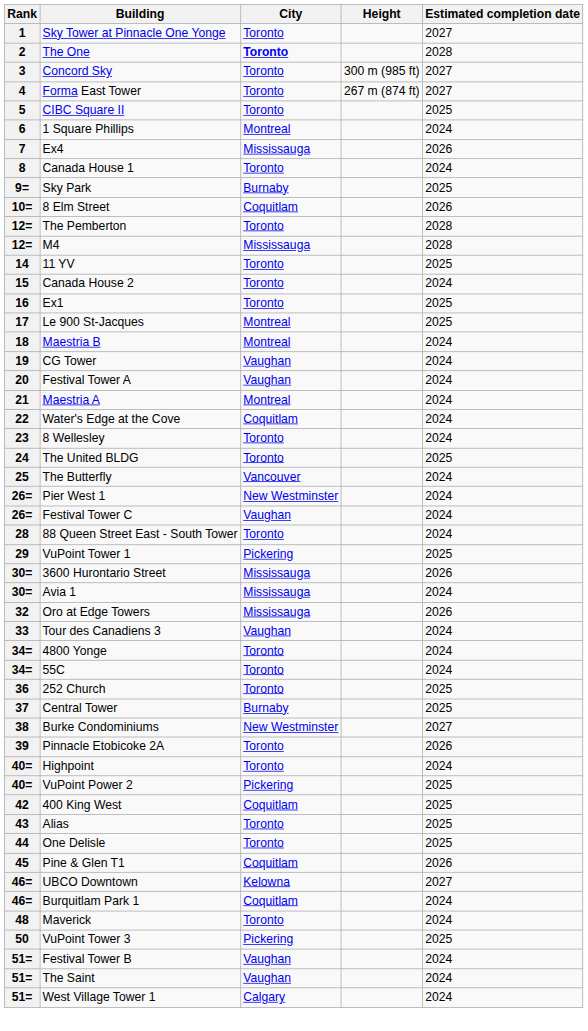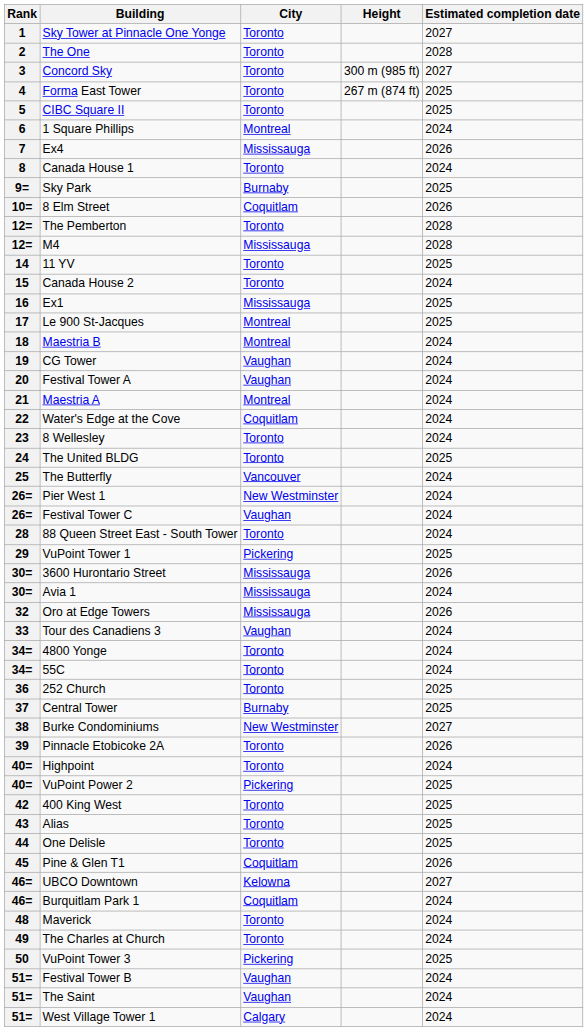(266, 52) bold -> (264, 52) normal
(439, 91) 2027 -> (439, 91) 2025
(264, 303) Toronto -> (277, 303) Mississauga
(271, 804) Coquitlam -> (264, 804) Toronto
+ row: (104, 939)
